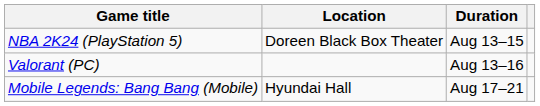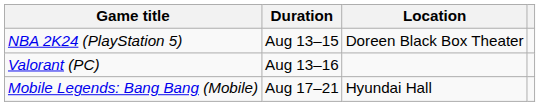columns swapped: (487, 16) <-> (354, 16)
